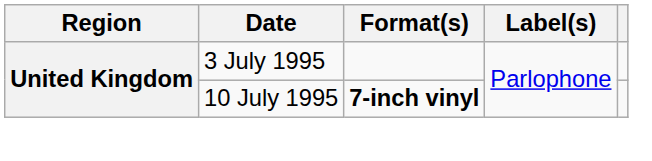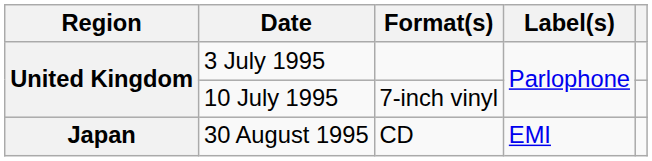(414, 98) bold -> (439, 98) normal
+ row: (286, 135)
